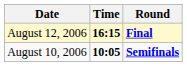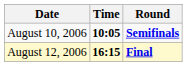rows swapped: (47, 52) <-> (47, 33)
